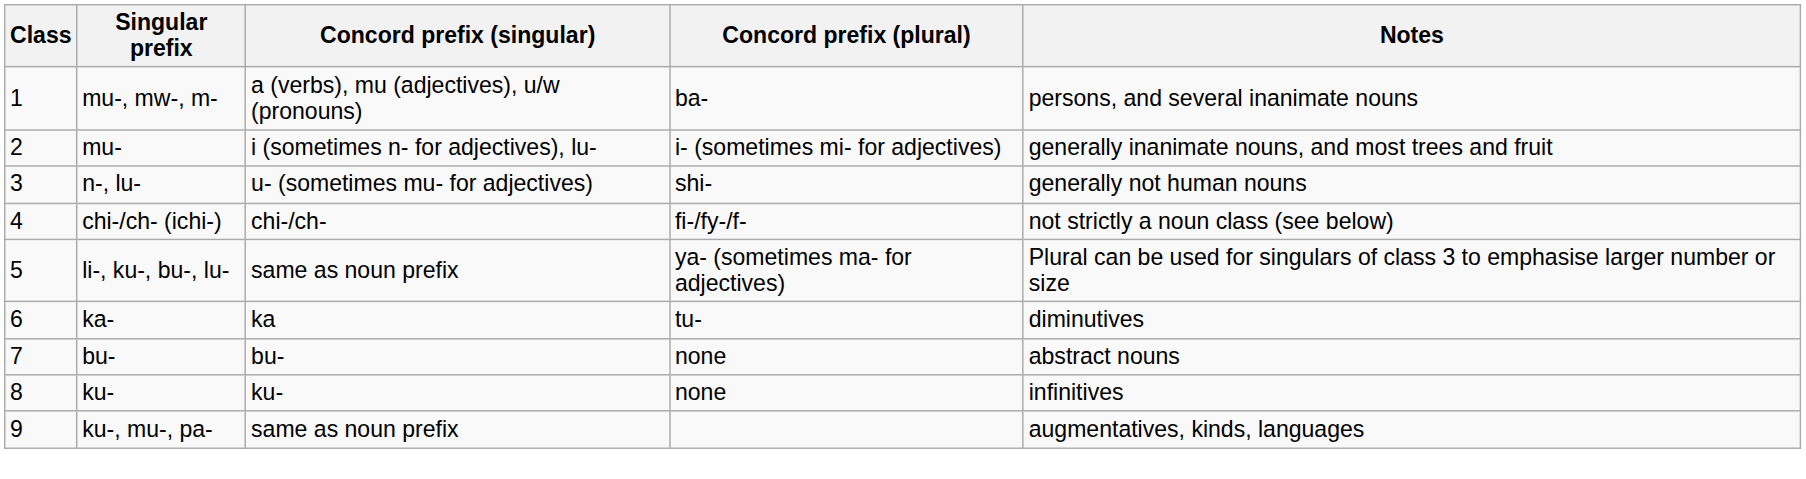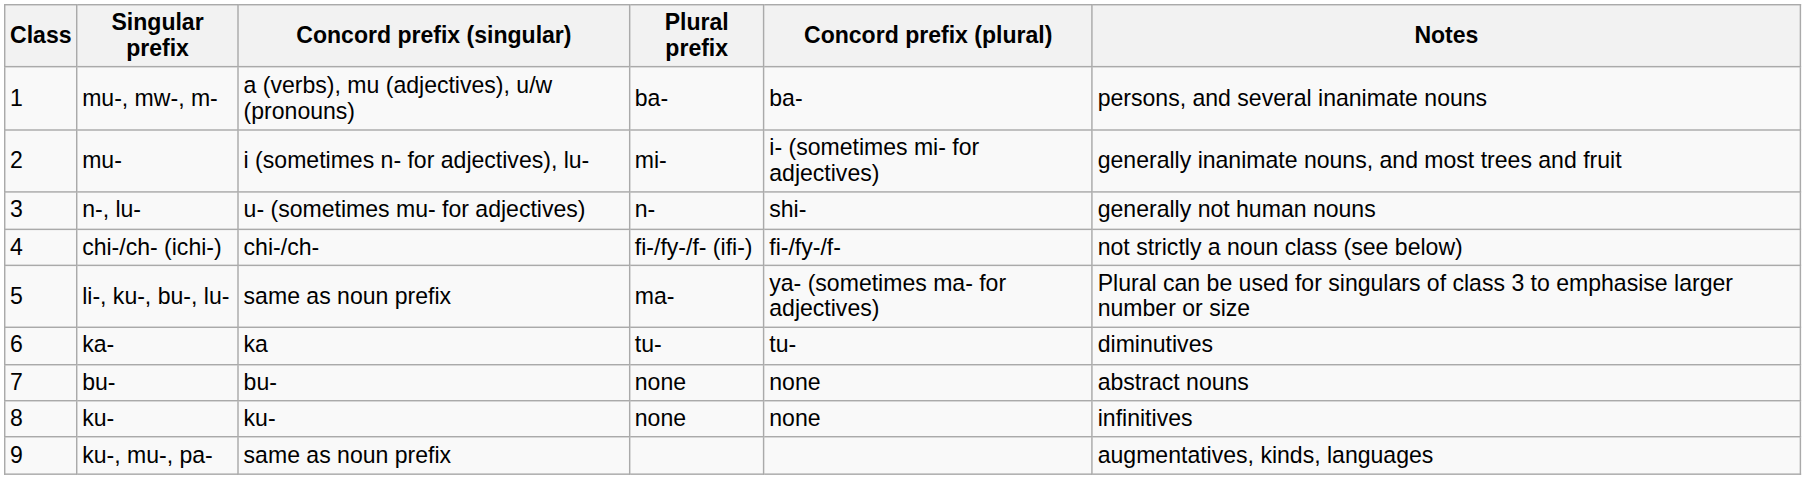+ column: (697, 35)
